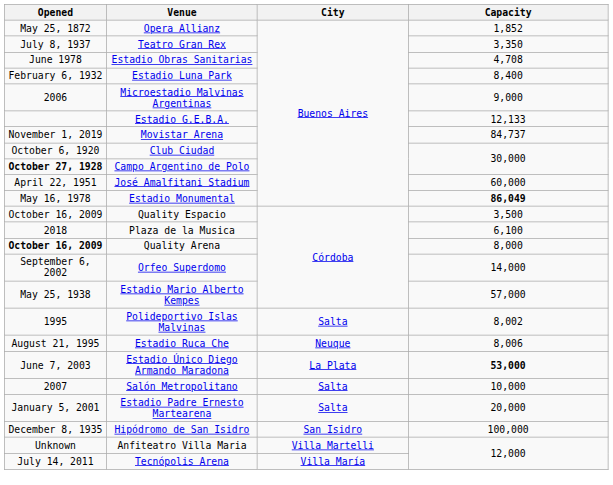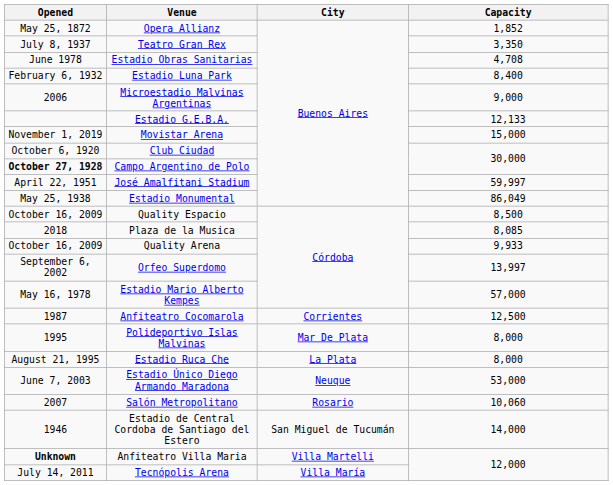(508, 135) 84,737 -> (508, 135) 15,000
(508, 182) 60,000 -> (508, 182) 59,997
(55, 198) May 16, 1978 -> (55, 198) May 25, 1938
(508, 198) bold -> (508, 198) normal
(508, 214) 3,500 -> (508, 214) 8,500
(508, 230) 6,100 -> (508, 230) 8,085
(55, 246) bold -> (55, 246) normal
(508, 246) 8,000 -> (508, 246) 9,933
(508, 268) 14,000 -> (508, 268) 13,997
(55, 295) May 25, 1938 -> (55, 295) May 16, 1978
+ row: (182, 316)
(333, 322) Salta -> (333, 338) Mar De Plata
(508, 322) 8,002 -> (508, 338) 8,000
(333, 343) Neuque -> (333, 359) La Plata
(508, 343) 8,006 -> (508, 359) 8,000
(333, 365) La Plata -> (333, 381) Neuque
(508, 365) bold -> (508, 381) normal
(333, 386) Salta -> (333, 402) Rosario
(508, 386) 10,000 -> (508, 402) 10,060
- row: (182, 408)
+ row: (182, 429)
- row: (182, 429)
(55, 445) normal -> (55, 457) bold
